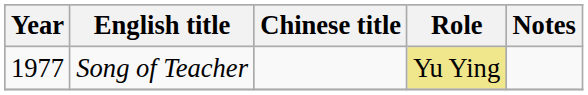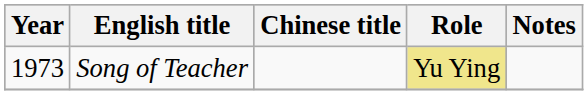(38, 67) 1977 -> (38, 67) 1973
